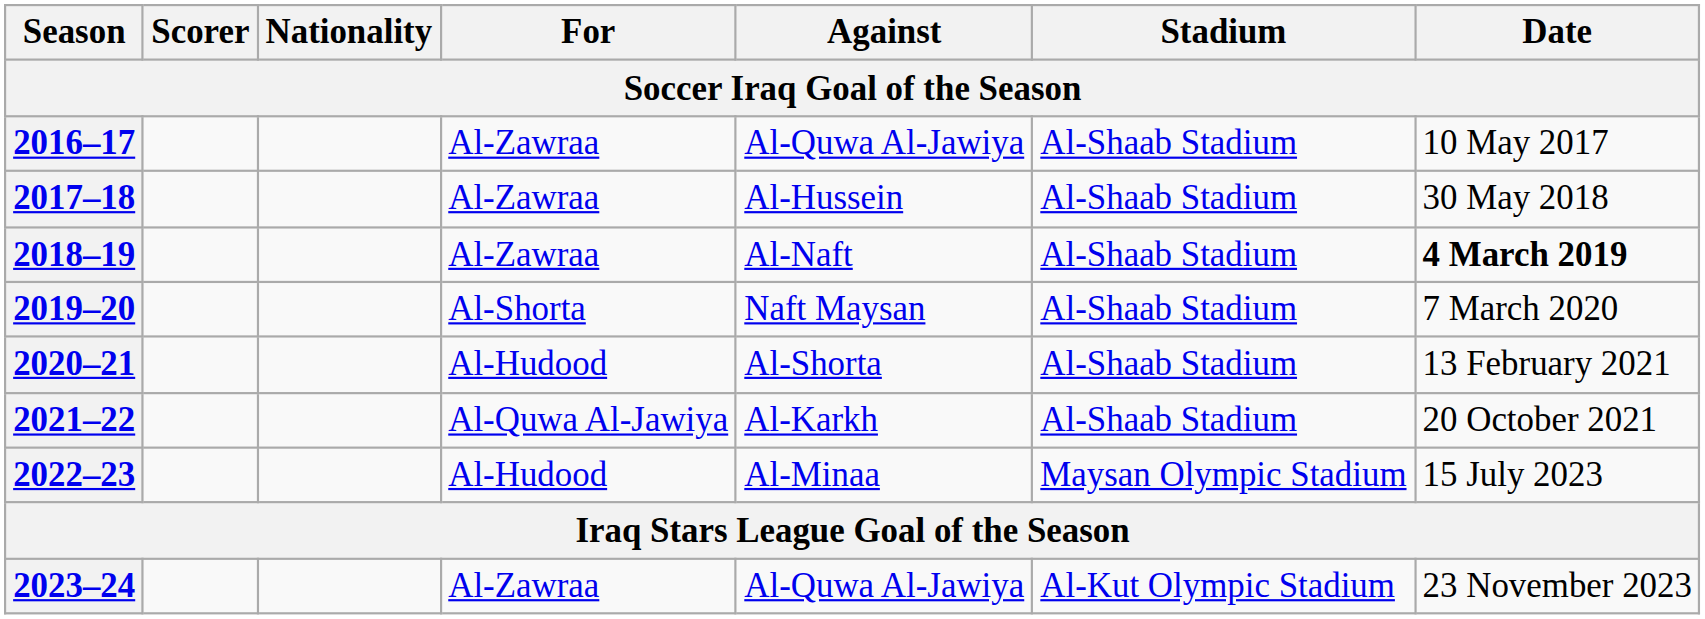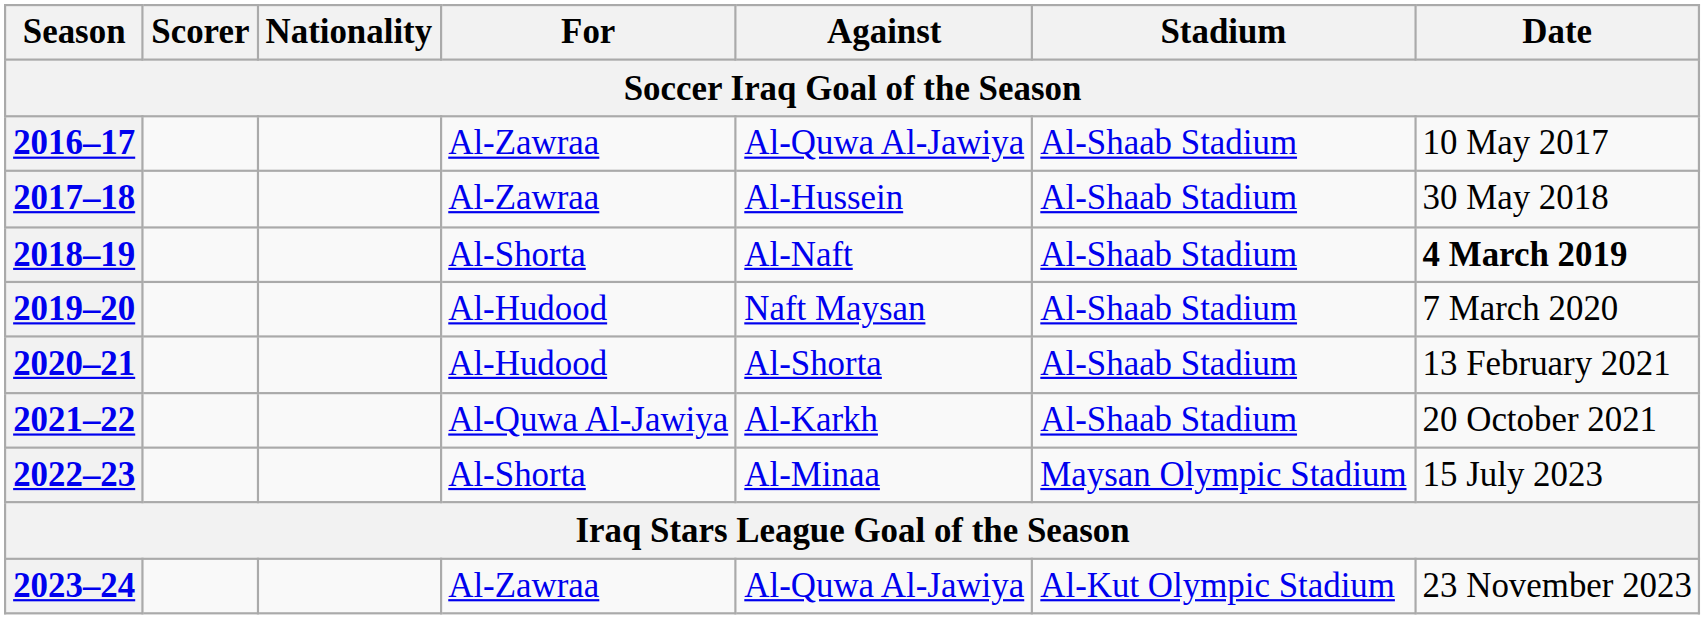(524, 253) Al-Zawraa -> (517, 253) Al-Shorta
(517, 308) Al-Shorta -> (528, 308) Al-Hudood
(528, 474) Al-Hudood -> (517, 474) Al-Shorta
